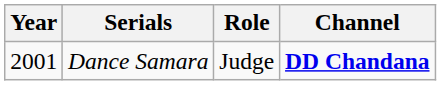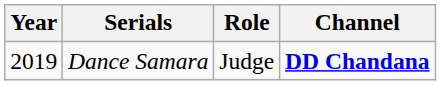(34, 60) 2001 -> (34, 60) 2019
